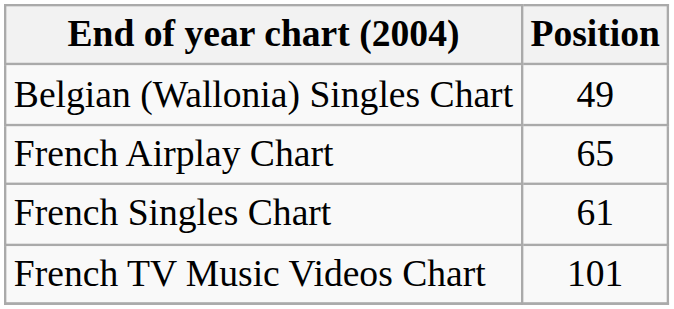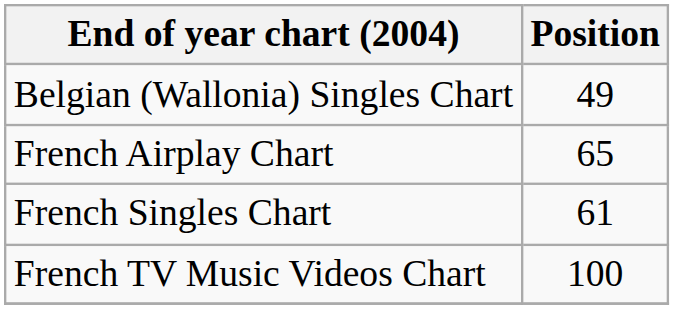(595, 272) 101 -> (595, 272) 100
